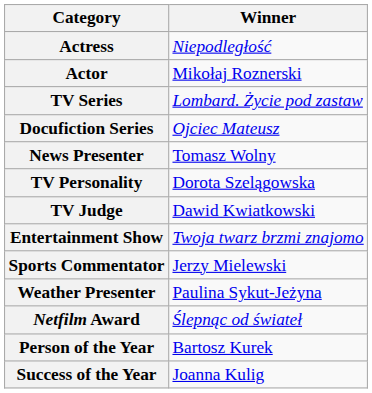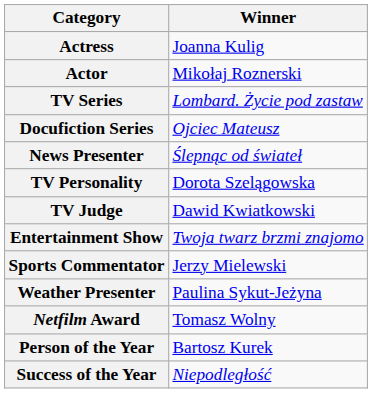(222, 45) Niepodległość -> (218, 45) Joanna Kulig
(224, 155) Tomasz Wolny -> (237, 155) Ślepnąc od świateł
(237, 319) Ślepnąc od świateł -> (224, 319) Tomasz Wolny
(218, 374) Joanna Kulig -> (222, 374) Niepodległość
